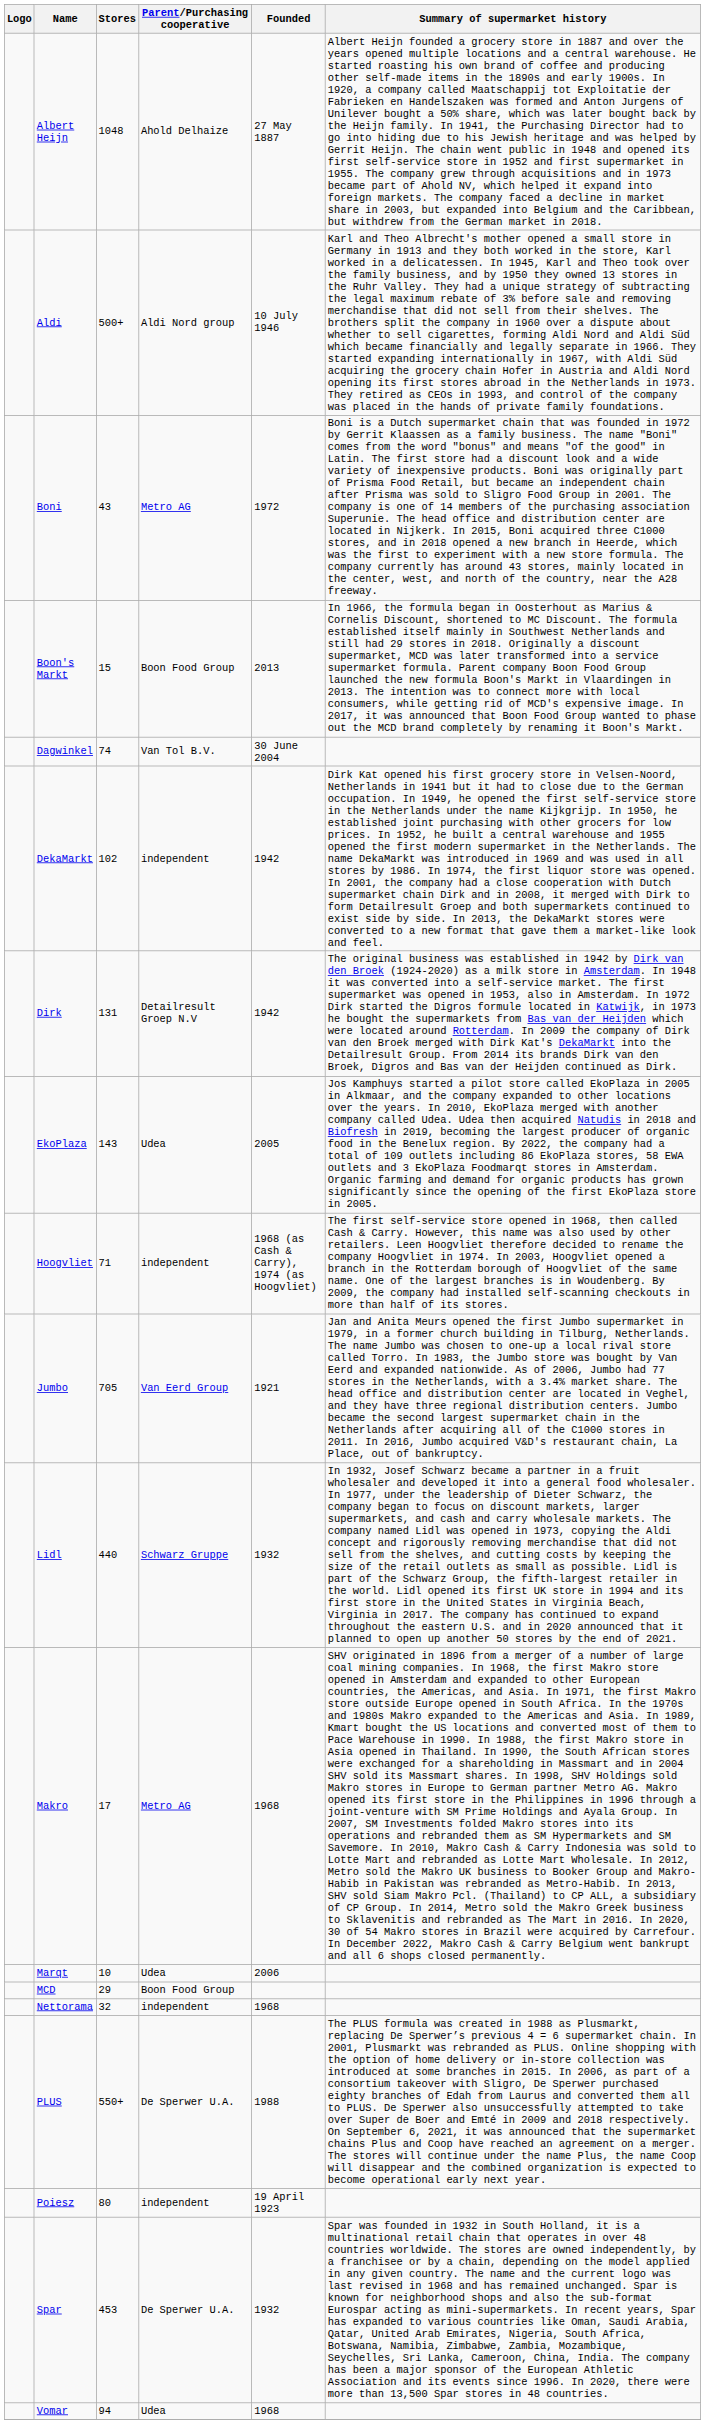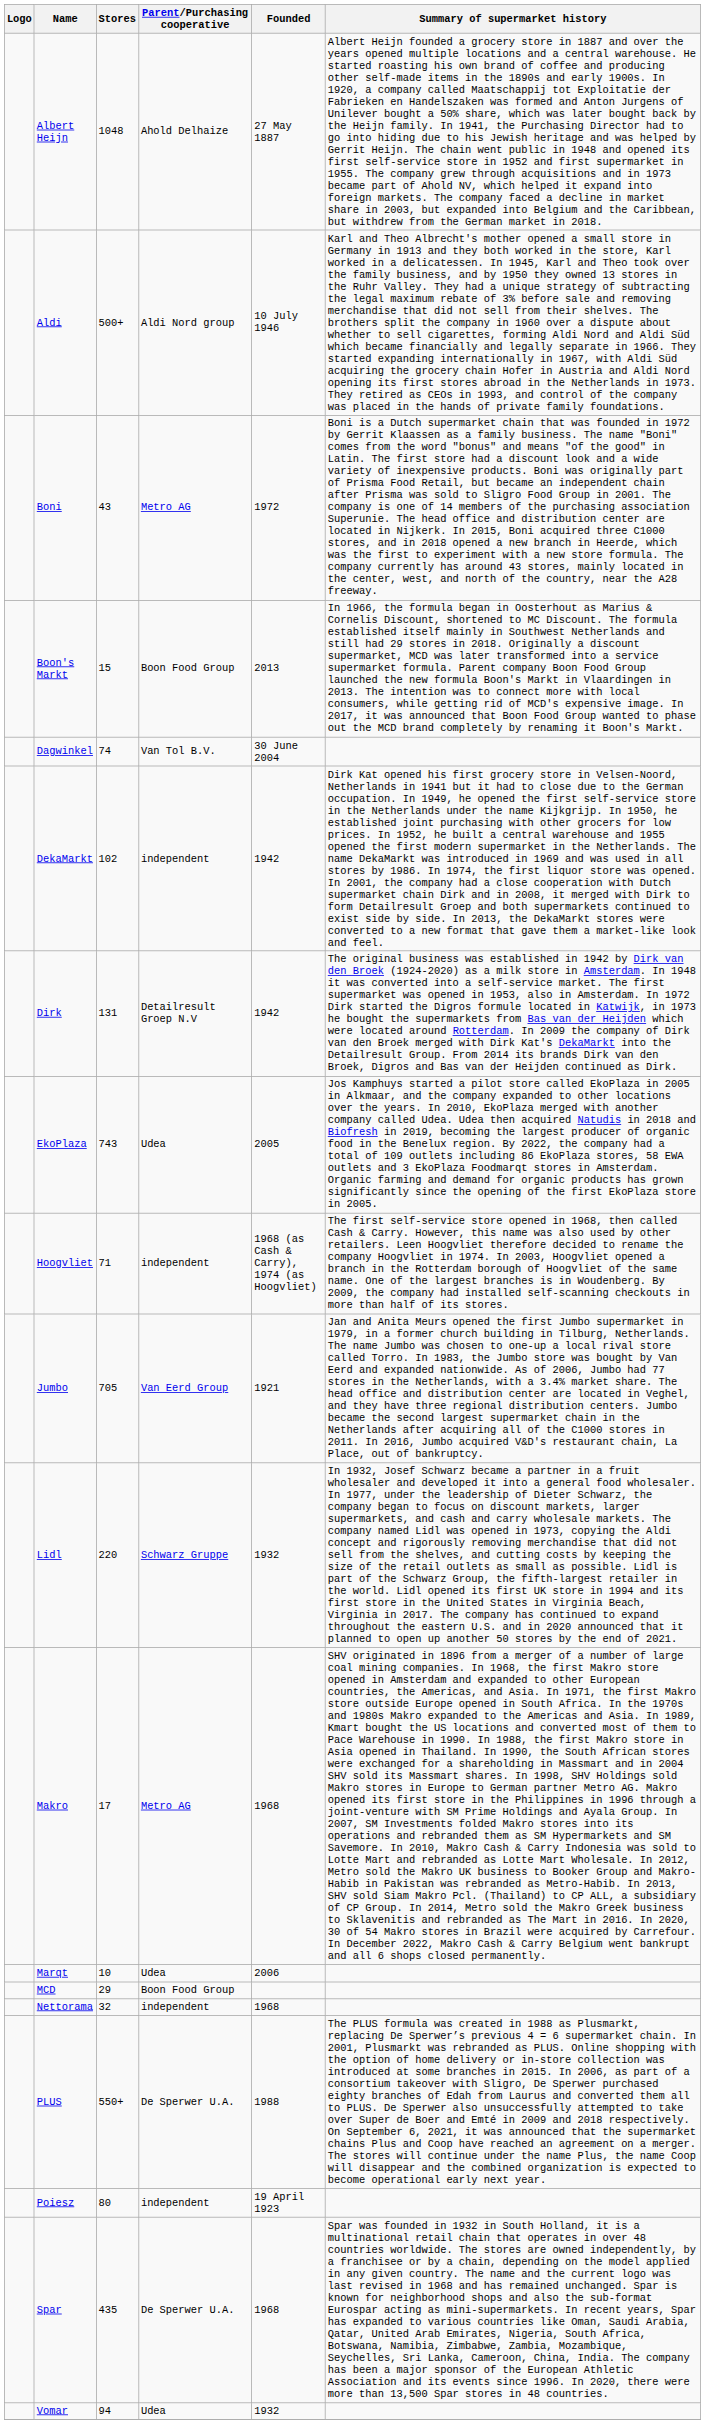(108, 1144) 143 -> (108, 1144) 743
(108, 1555) 440 -> (108, 1555) 220
(108, 2310) 453 -> (108, 2310) 435
(267, 2310) 1932 -> (267, 2310) 1968
(267, 2411) 1968 -> (267, 2411) 1932
